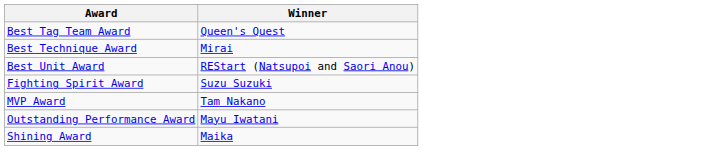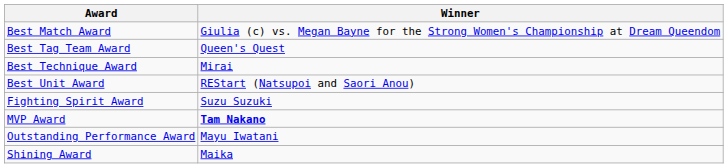+ row: (59, 31)
(233, 101) normal -> (233, 119) bold
